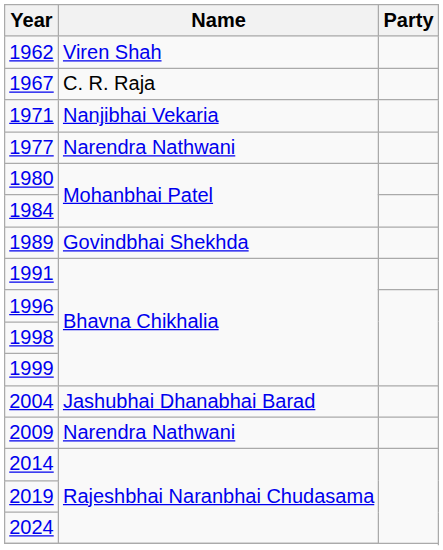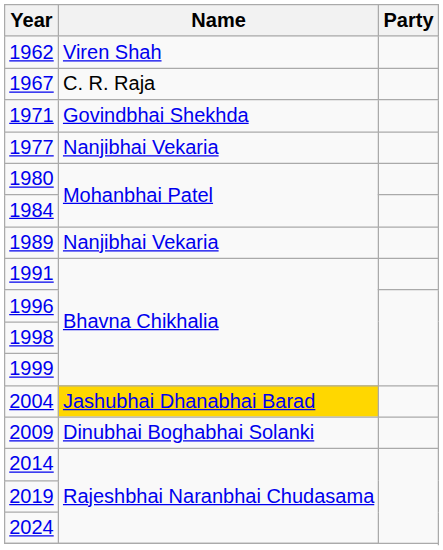(141, 115) Nanjibhai Vekaria -> (156, 115) Govindbhai Shekhda
(149, 147) Narendra Nathwani -> (141, 147) Nanjibhai Vekaria
(156, 242) Govindbhai Shekhda -> (141, 242) Nanjibhai Vekaria
(189, 400) no background -> (189, 400) gold background
(149, 432) Narendra Nathwani -> (189, 432) Dinubhai Boghabhai Solanki
